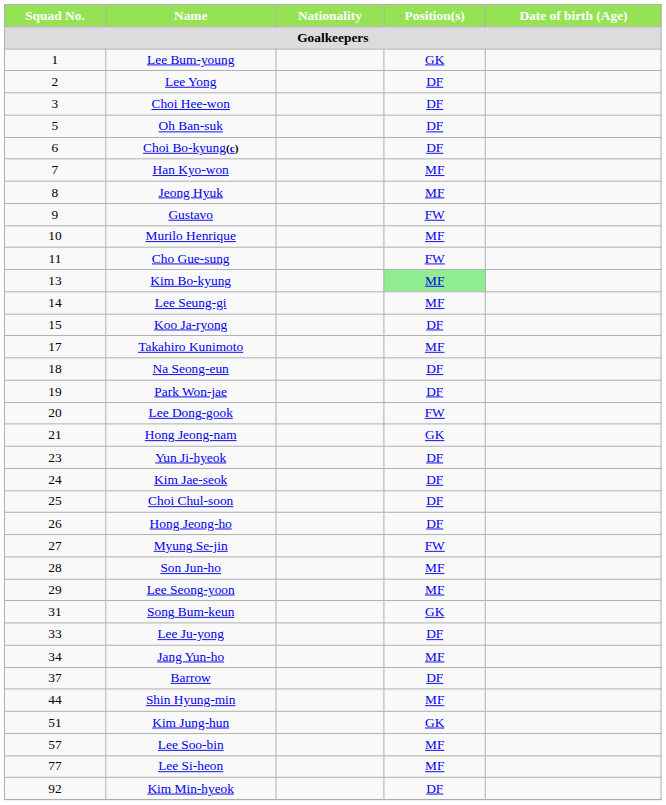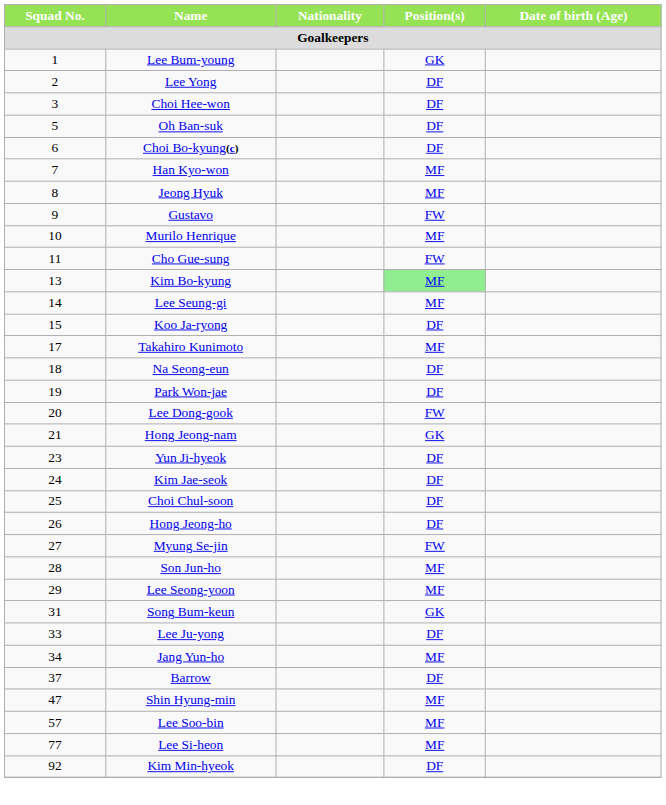(55, 700) 44 -> (55, 700) 47
- row: (191, 722)
